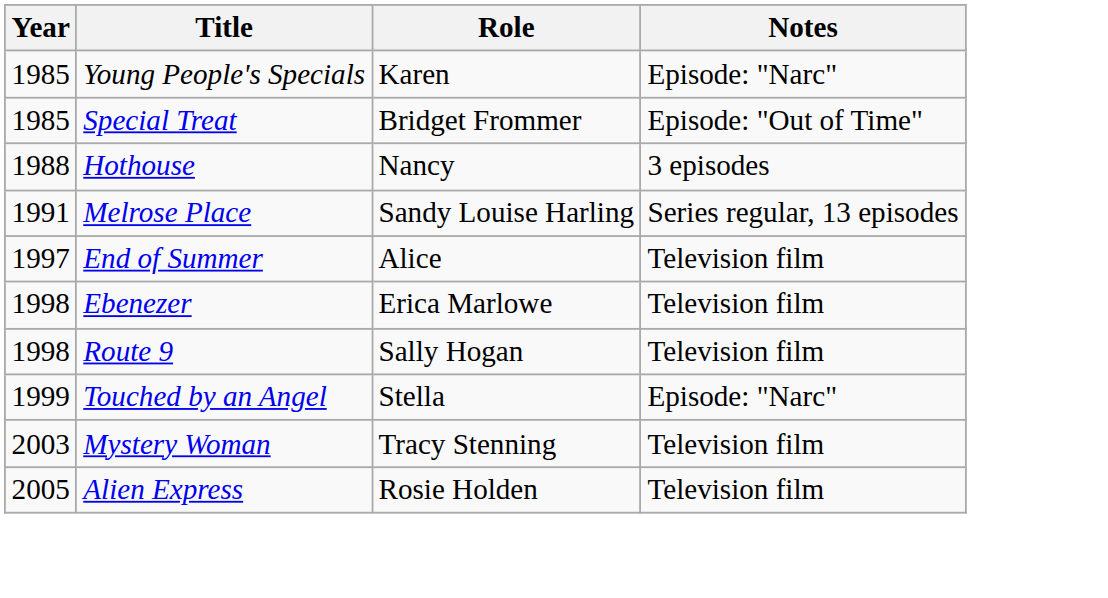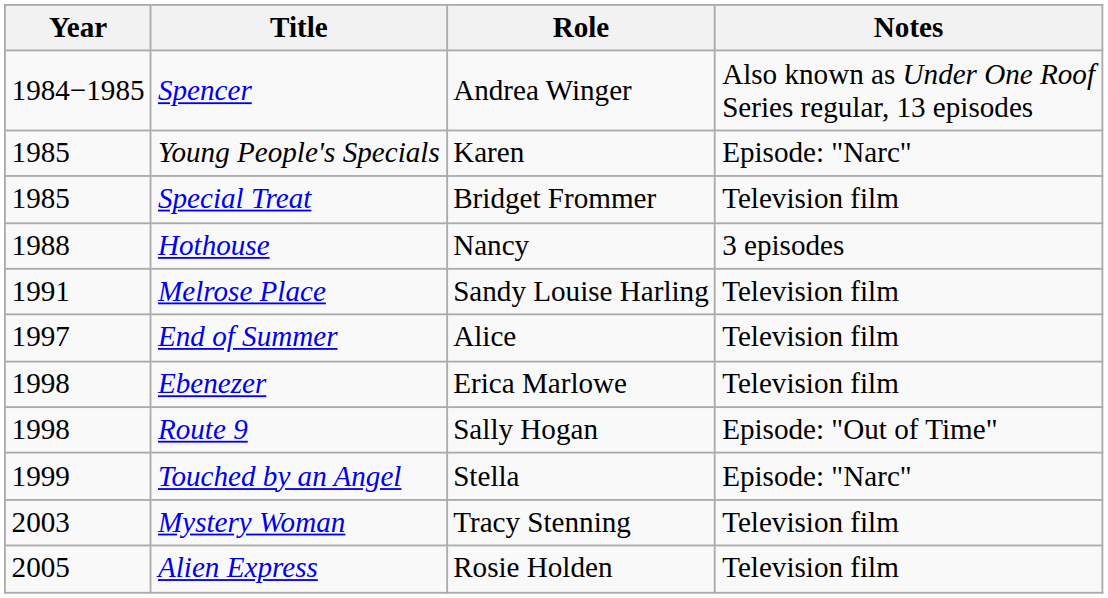+ row: (205, 90)
(785, 119) Episode: "Out of Time" -> (811, 198) Television film
(803, 212) Series regular, 13 episodes -> (811, 291) Television film
(736, 350) Television film -> (860, 429) Episode: "Out of Time"
